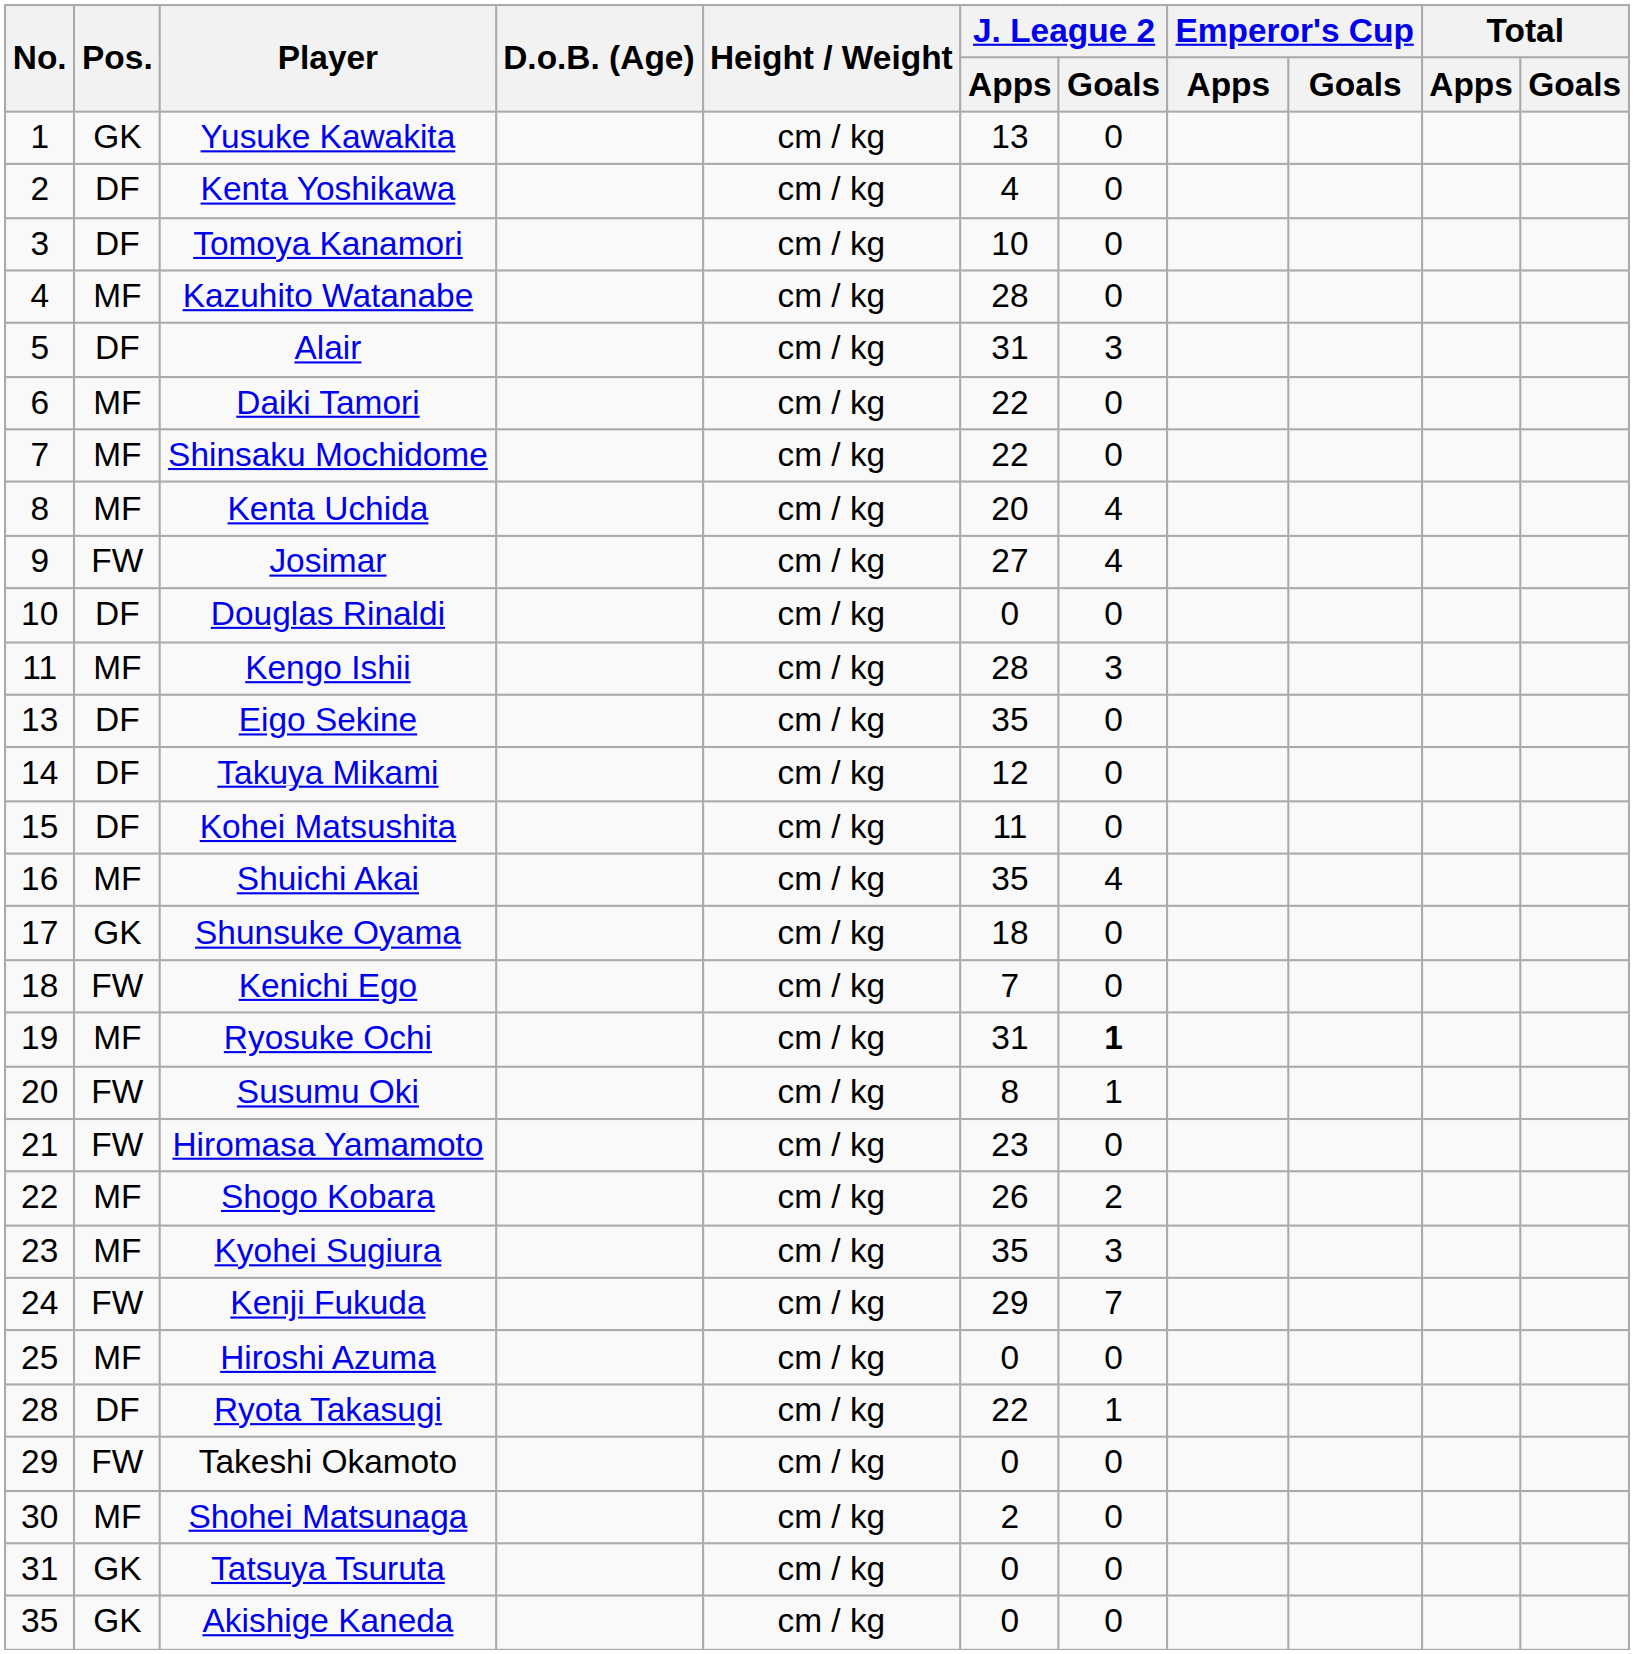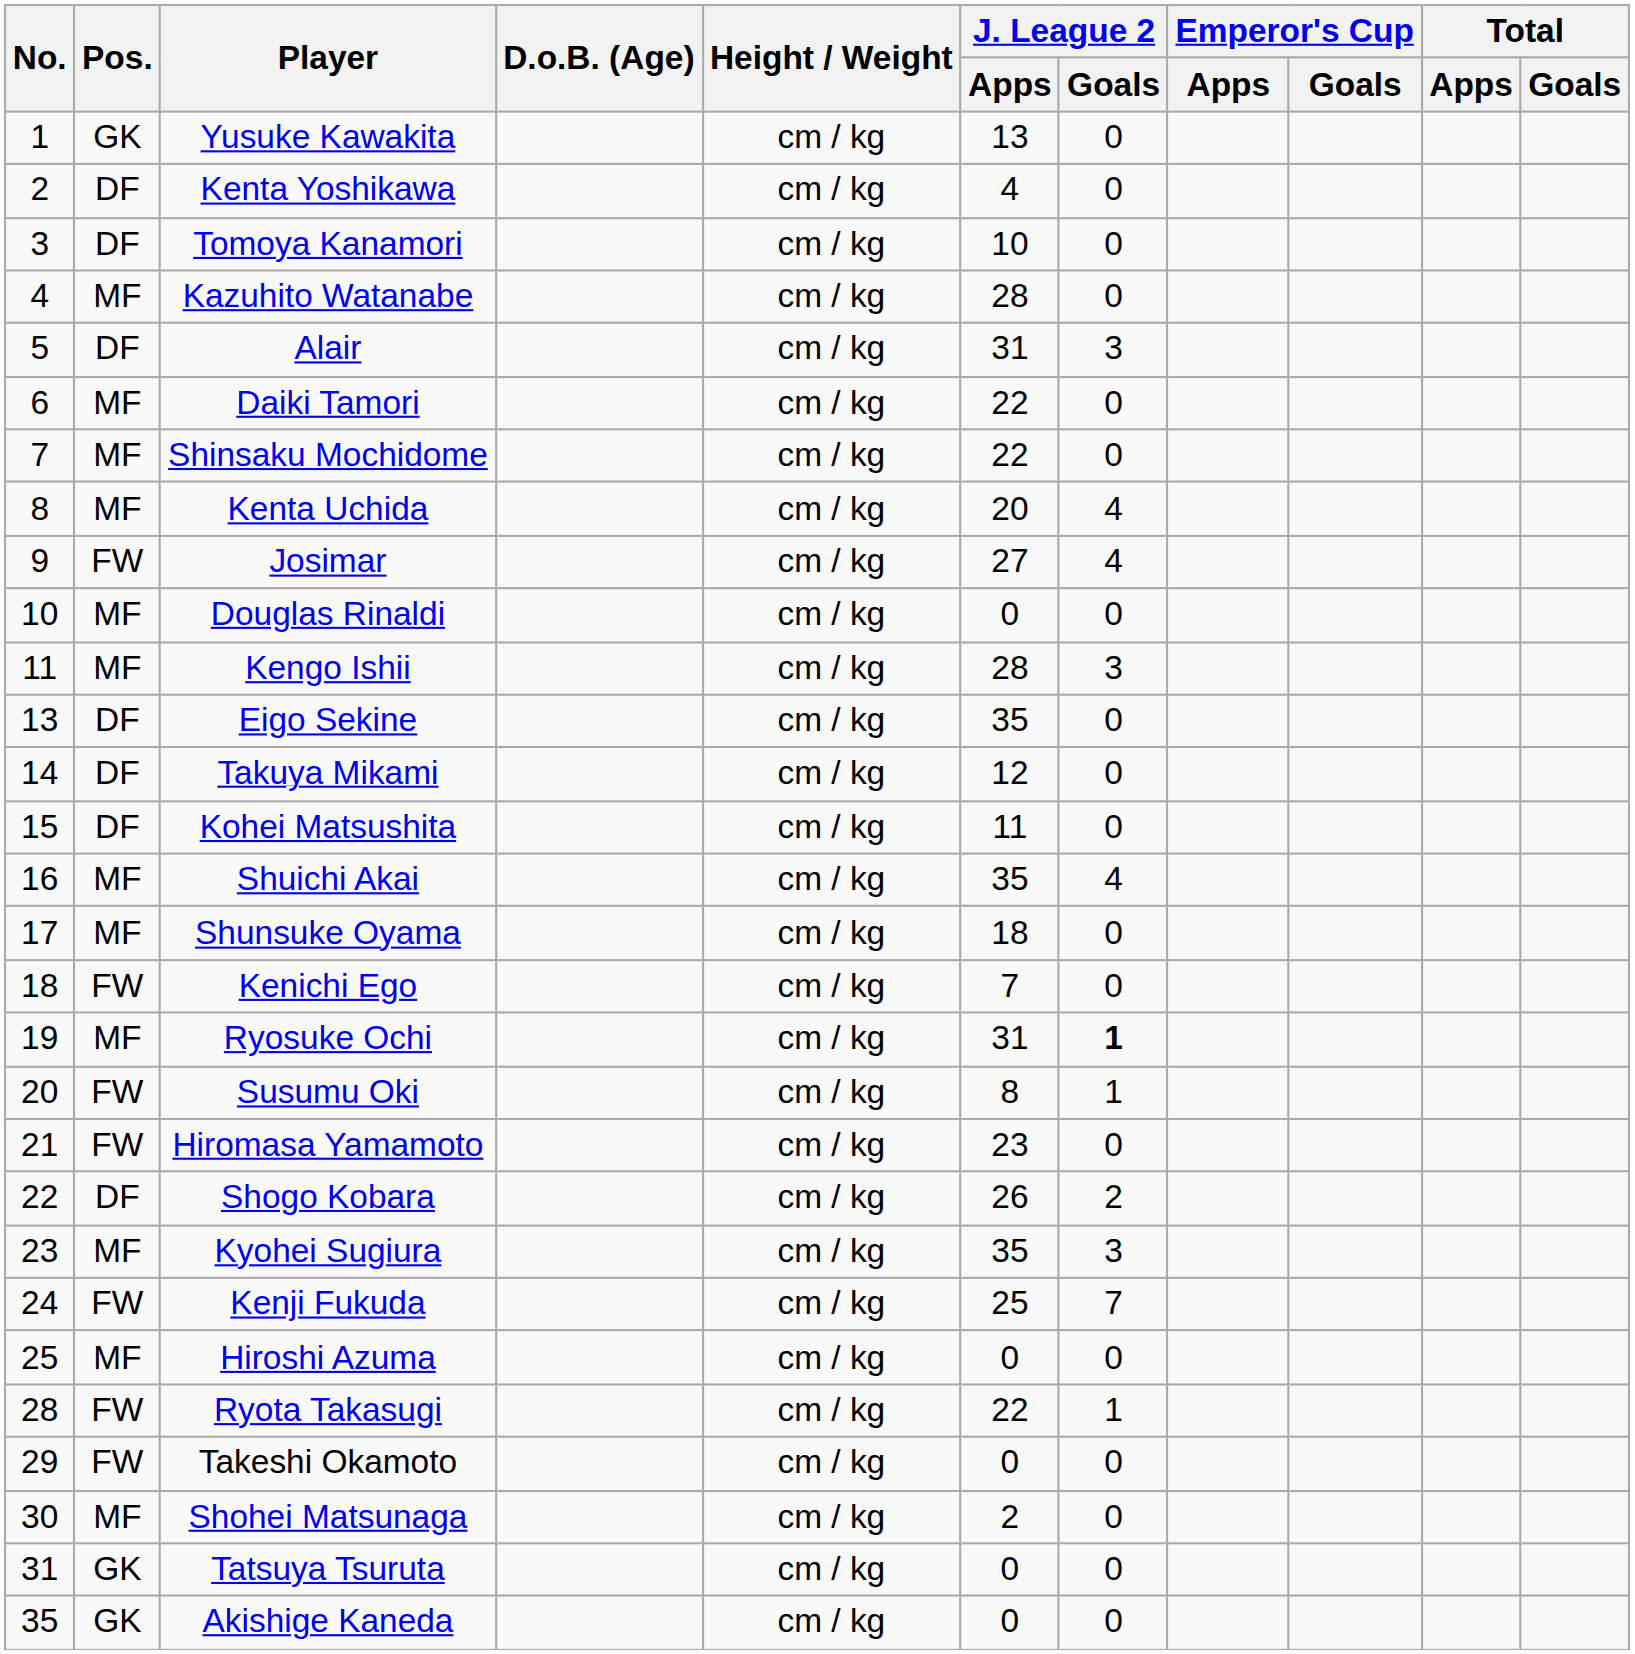(117, 614) DF -> (117, 614) MF
(117, 932) GK -> (117, 932) MF
(117, 1197) MF -> (117, 1197) DF
(1010, 1303) 29 -> (1010, 1303) 25
(117, 1409) DF -> (117, 1409) FW
